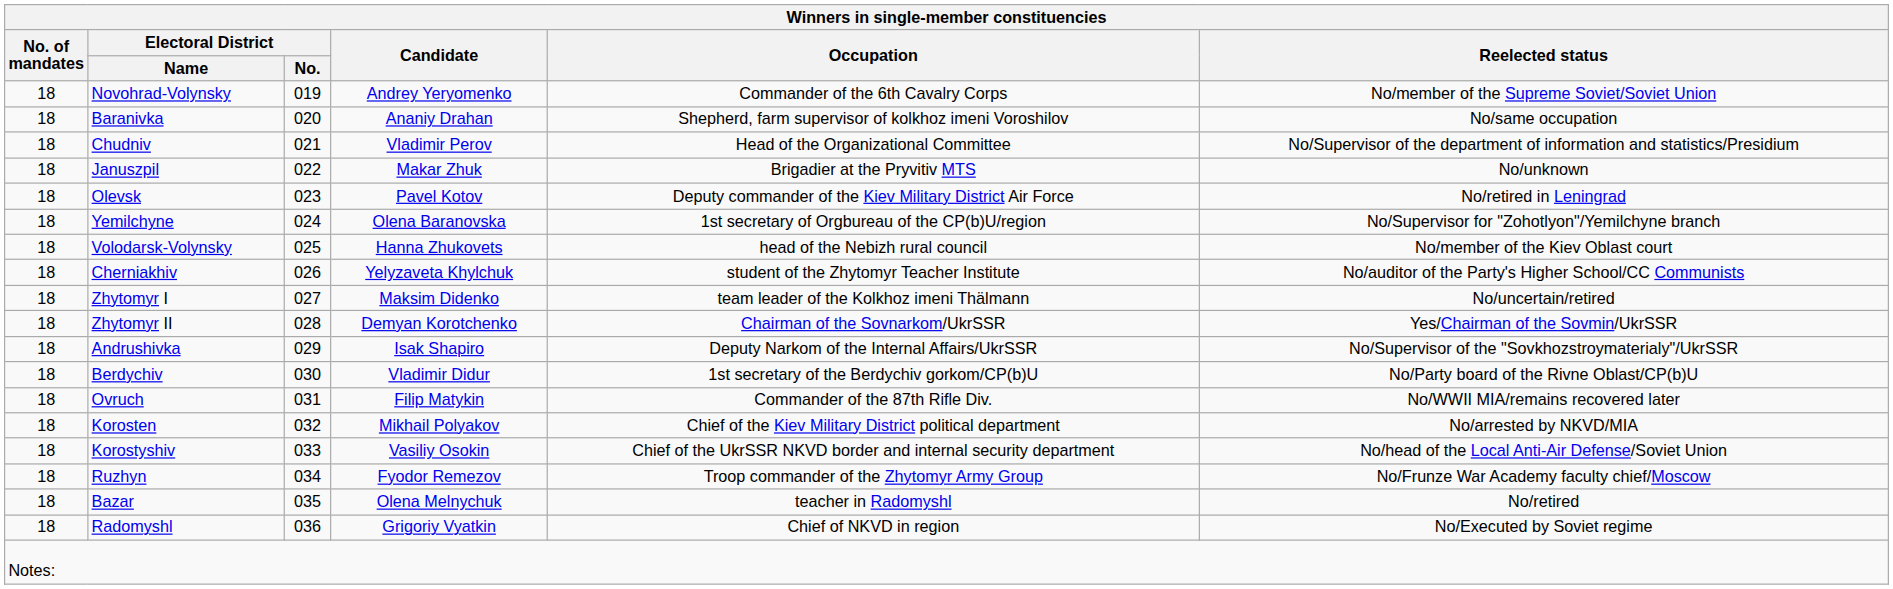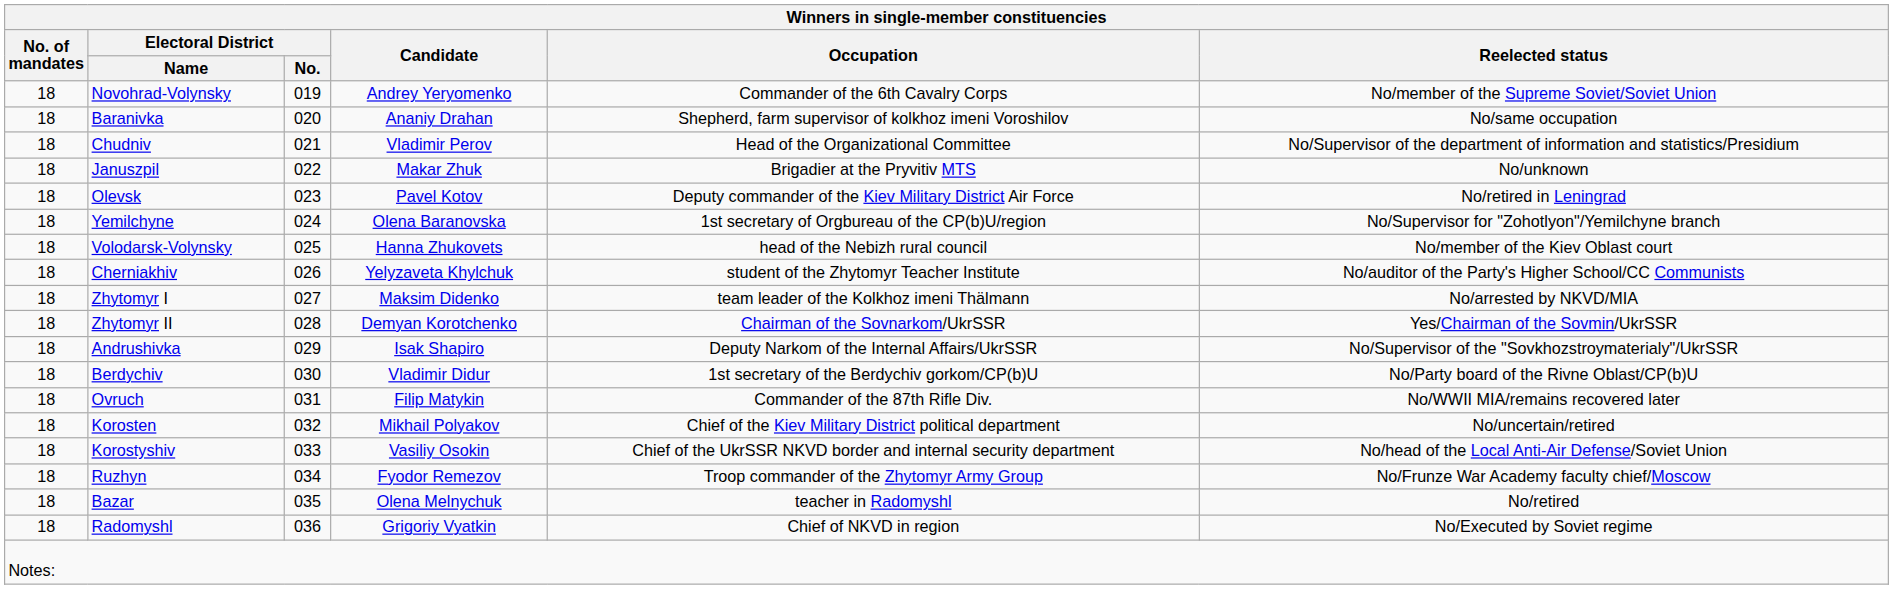(1544, 298) No/uncertain/retired -> (1544, 298) No/arrested by NKVD/MIA
(1544, 425) No/arrested by NKVD/MIA -> (1544, 425) No/uncertain/retired
